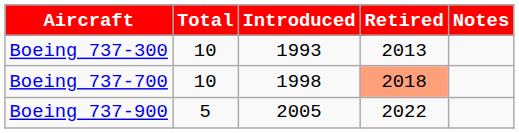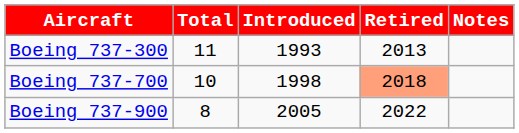(205, 51) 10 -> (205, 51) 11
(205, 112) 5 -> (205, 112) 8
